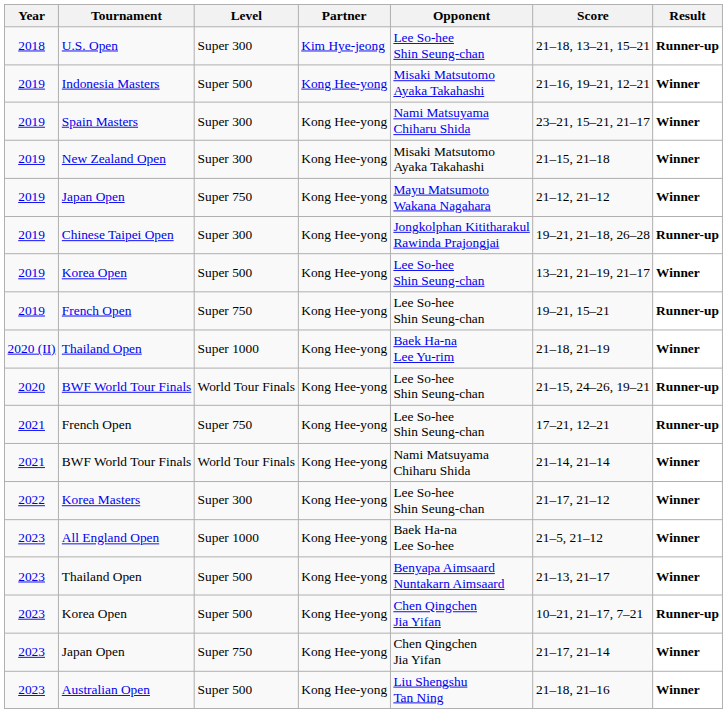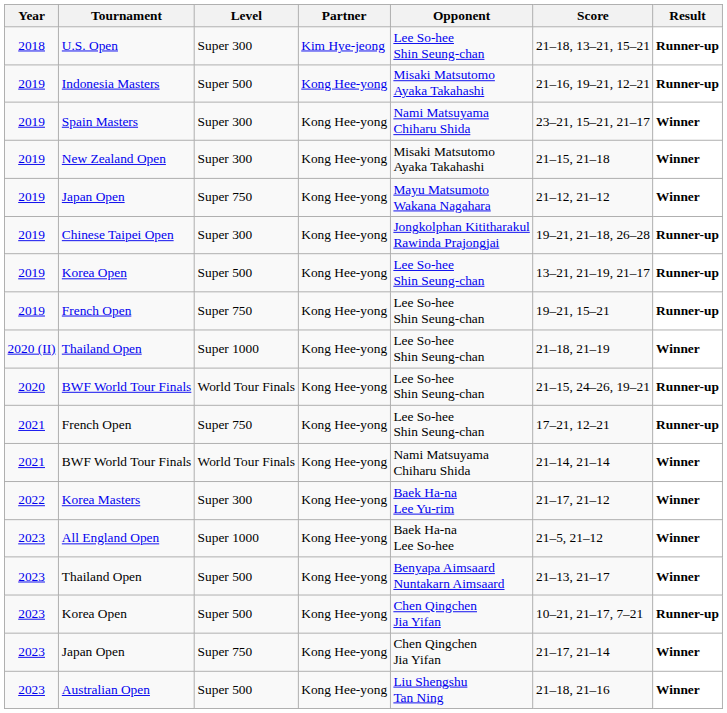(678, 83) Winner -> (687, 83) Runner-up
(678, 273) Winner -> (687, 273) Runner-up
(425, 349) Baek Ha-na Lee Yu-rim -> (439, 349) Lee So-hee Shin Seung-chan
(439, 500) Lee So-hee Shin Seung-chan -> (425, 500) Baek Ha-na Lee Yu-rim
